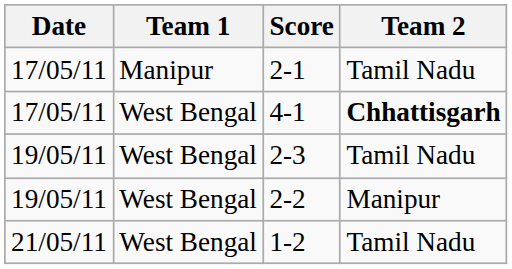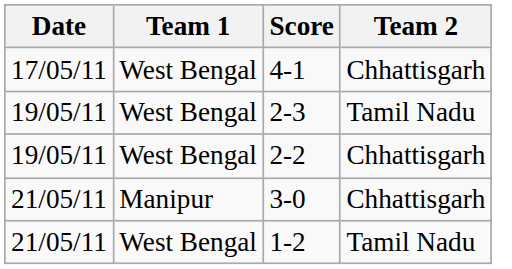- row: (288, 69)
(424, 112) bold -> (416, 69) normal
(393, 198) Manipur -> (416, 155) Chhattisgarh
+ row: (288, 198)
